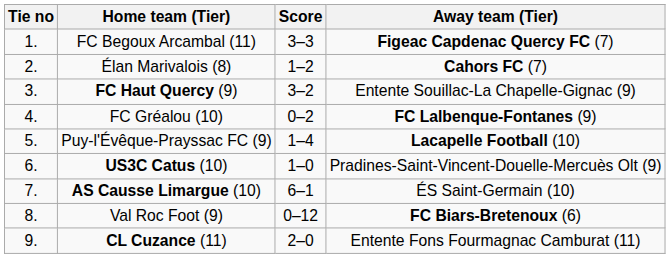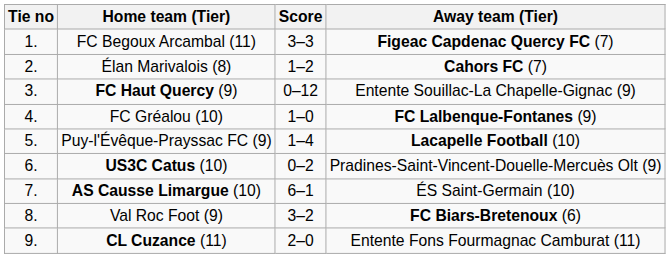(301, 91) 3–2 -> (301, 91) 0–12
(301, 116) 0–2 -> (301, 116) 1–0
(301, 166) 1–0 -> (301, 166) 0–2
(301, 215) 0–12 -> (301, 215) 3–2
